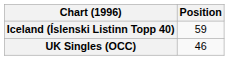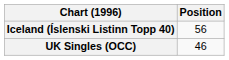(201, 30) 59 -> (201, 30) 56
